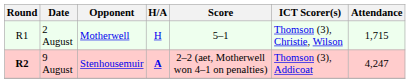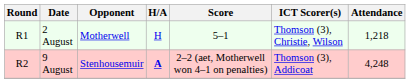(377, 35) 1,715 -> (377, 35) 1,218
(22, 64) bold -> (22, 64) normal
(377, 64) 4,247 -> (377, 64) 4,248
